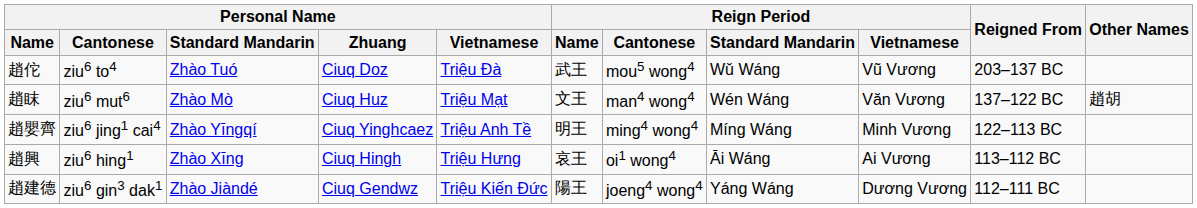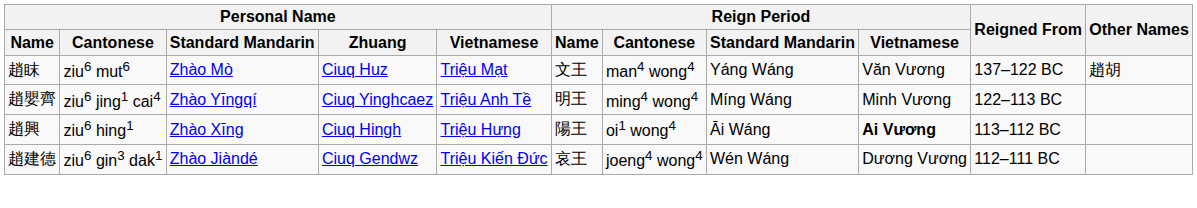- row: (24, 69)
(750, 99) Wén Wáng -> (752, 70) Yáng Wáng
(571, 158) 哀王 -> (571, 128) 陽王
(896, 159) normal -> (899, 129) bold
(571, 188) 陽王 -> (571, 158) 哀王
(752, 188) Yáng Wáng -> (750, 159) Wén Wáng
